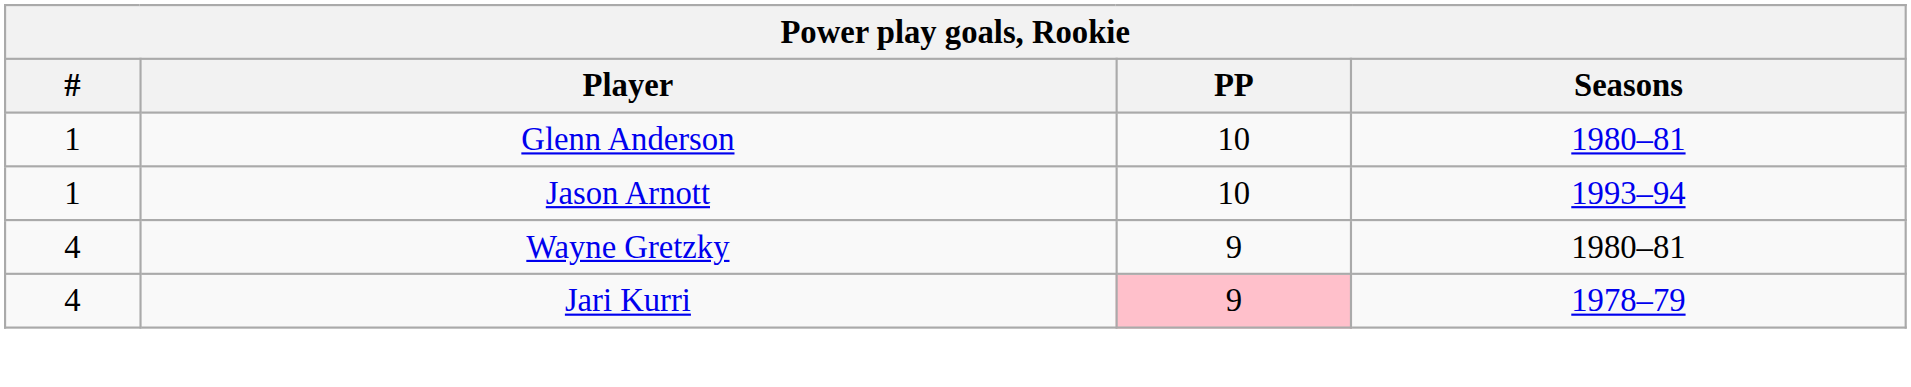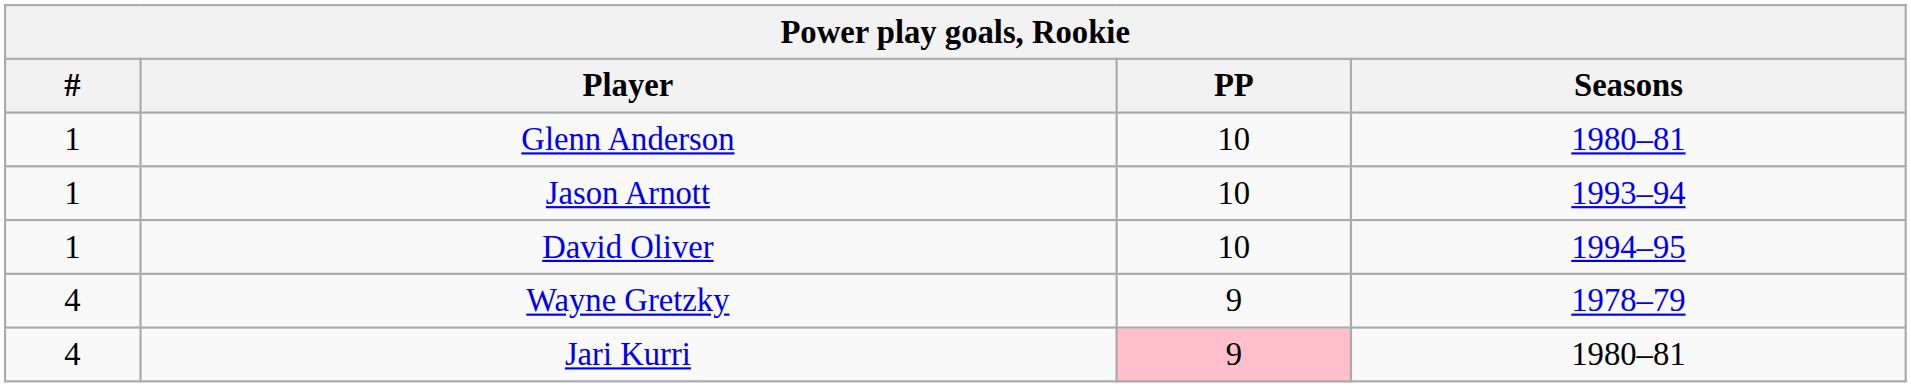+ row: (628, 247)
(1628, 247) 1980–81 -> (1628, 301) 1978–79
(1628, 301) 1978–79 -> (1628, 354) 1980–81
